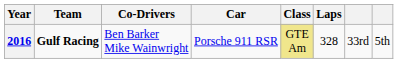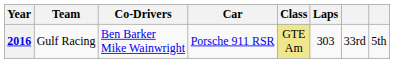(68, 41) bold -> (66, 41) normal
(329, 41) 328 -> (326, 41) 303
